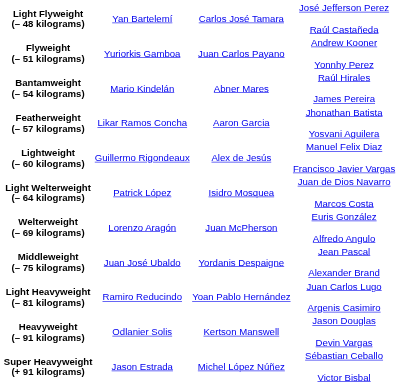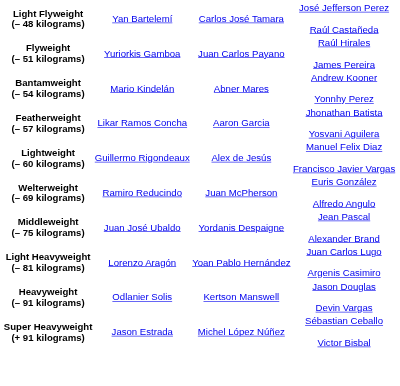(344, 54) Andrew Kooner Yonnhy Perez -> (344, 54) Raúl Hirales James Pereira
(344, 88) Raúl Hirales James Pereira -> (344, 88) Andrew Kooner Yonnhy Perez
- row: (48, 193)
(142, 228) Lorenzo Aragón -> (142, 193) Ramiro Reducindo
(142, 297) Ramiro Reducindo -> (142, 262) Lorenzo Aragón
